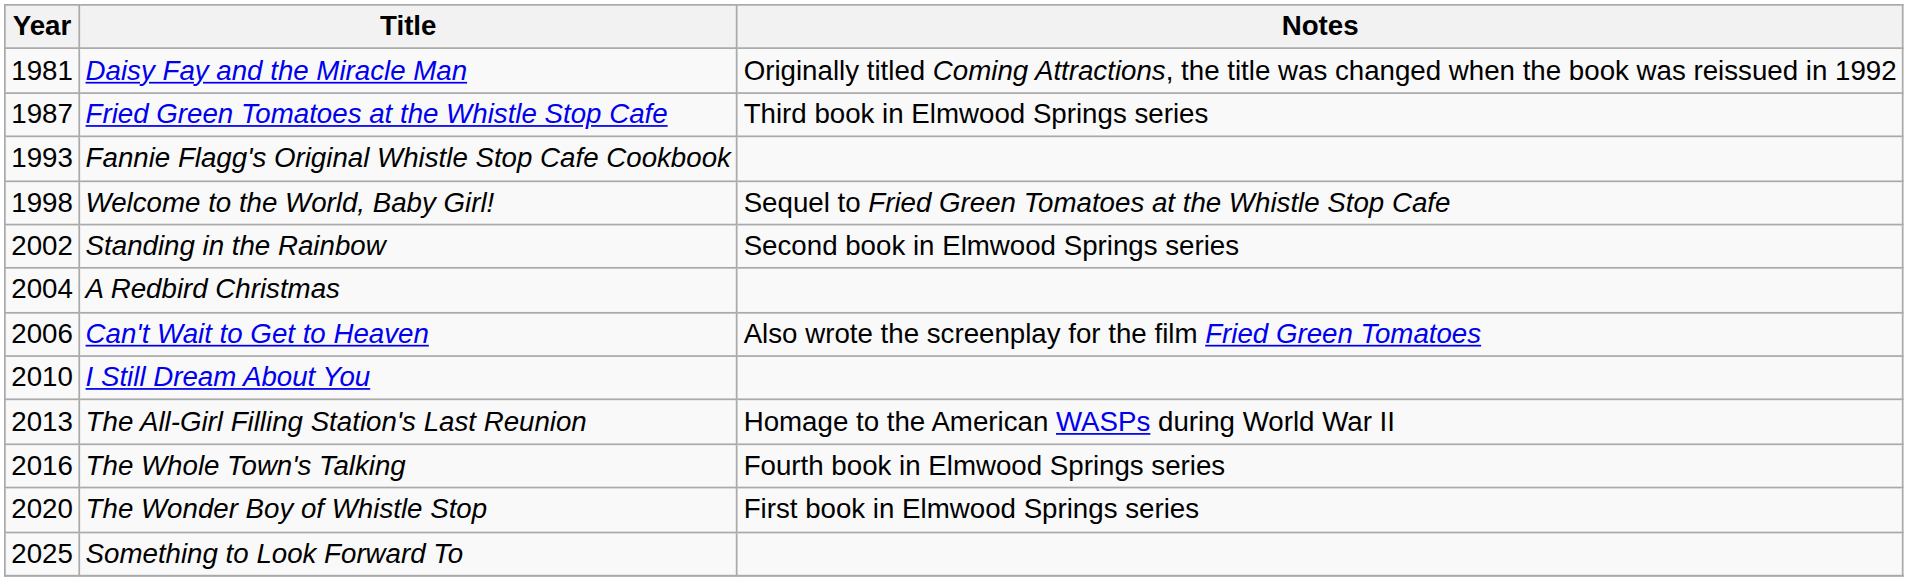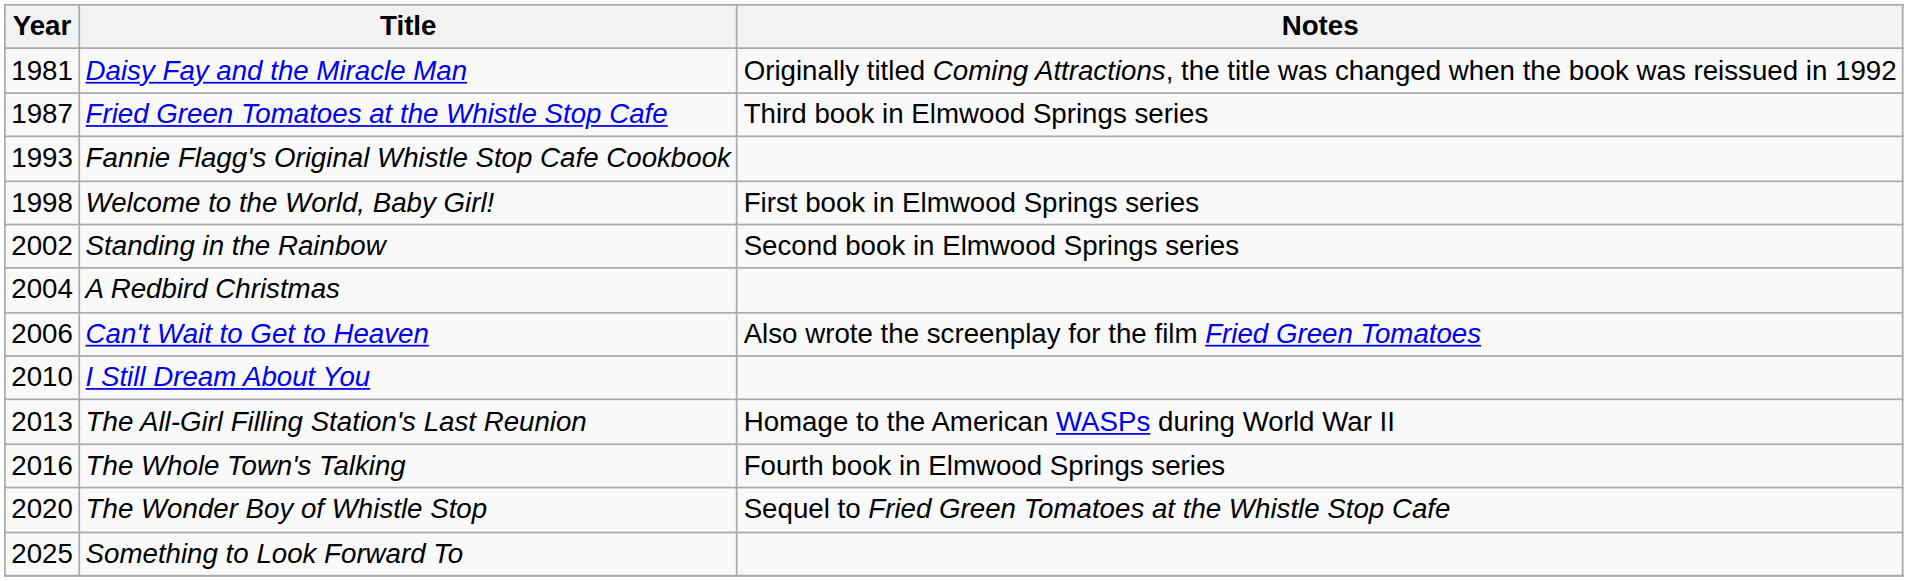(1097, 202) Sequel to Fried Green Tomatoes at the Whistle Stop Cafe -> (971, 202) First book in Elmwood Springs series
(971, 509) First book in Elmwood Springs series -> (1097, 509) Sequel to Fried Green Tomatoes at the Whistle Stop Cafe
